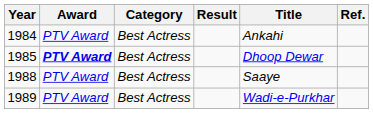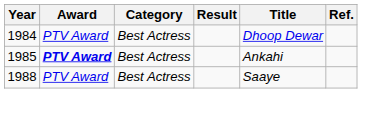(263, 35) Ankahi -> (283, 35) Dhoop Dewar
(283, 56) Dhoop Dewar -> (263, 56) Ankahi
- row: (22, 98)
